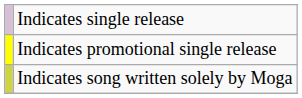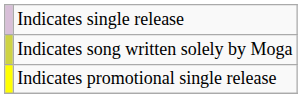rows swapped: (147, 49) <-> (155, 79)
